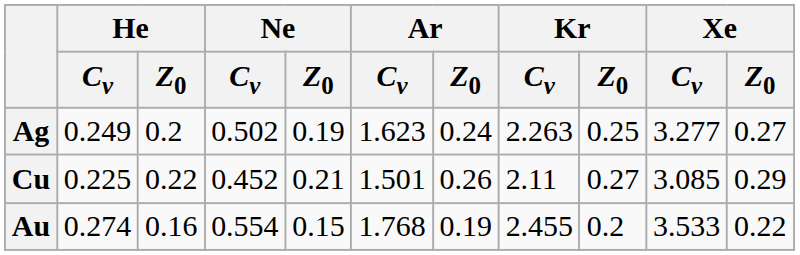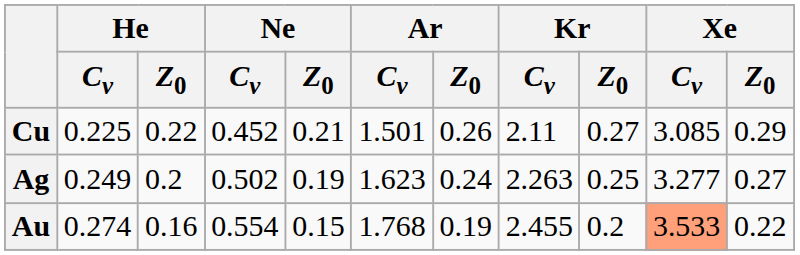rows swapped: (31, 178) <-> (31, 130)
(687, 225) no background -> (687, 225) lightsalmon background
